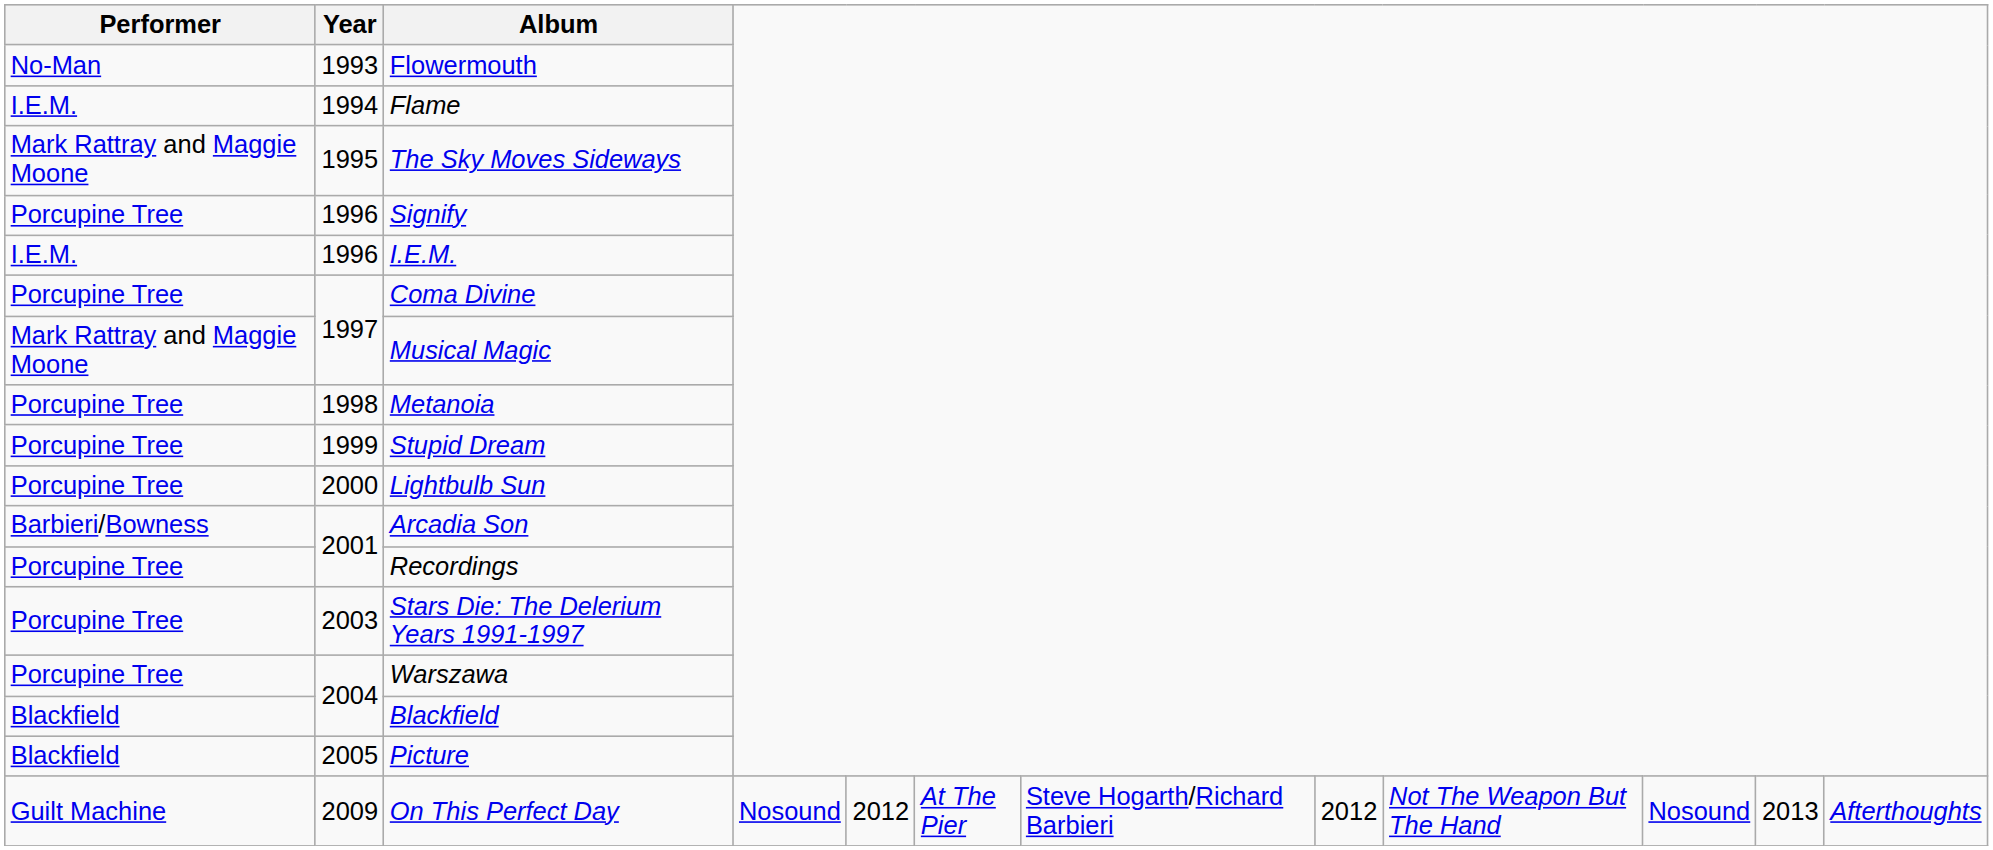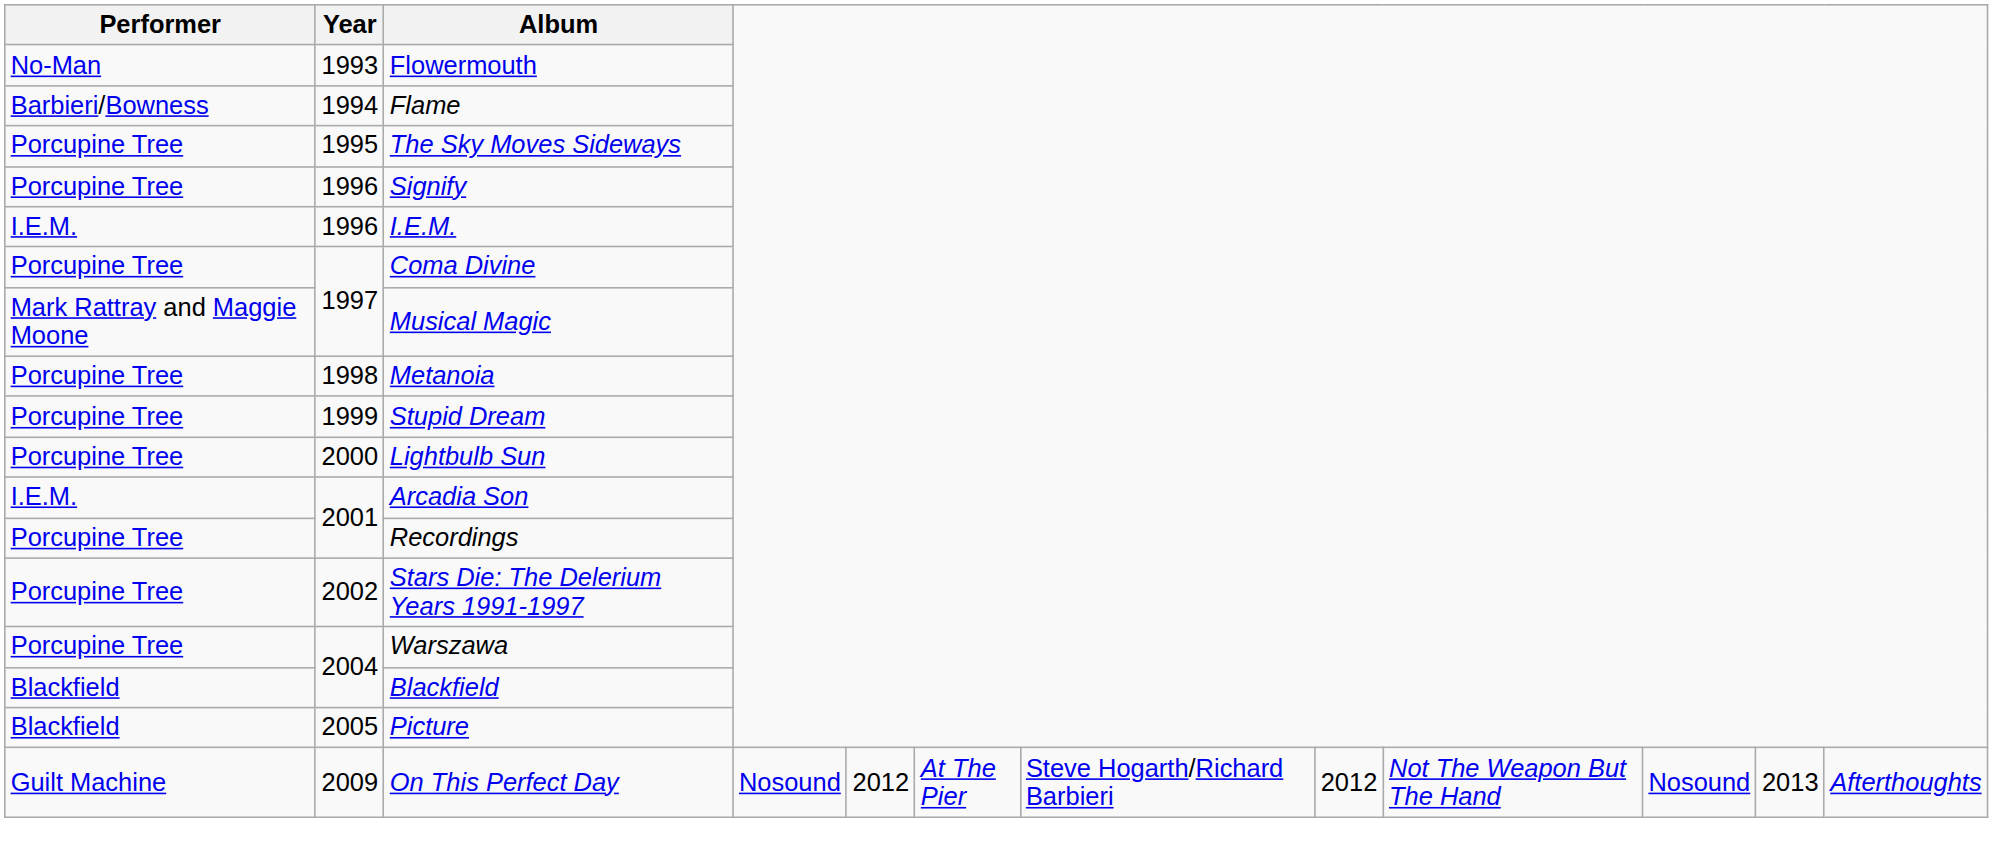(44, 105) I.E.M. -> (110, 105) Barbieri/Bowness
(153, 160) Mark Rattray and Maggie Moone -> (97, 145) Porcupine Tree
(110, 525) Barbieri/Bowness -> (44, 497) I.E.M.
(350, 620) 2003 -> (350, 592) 2002
